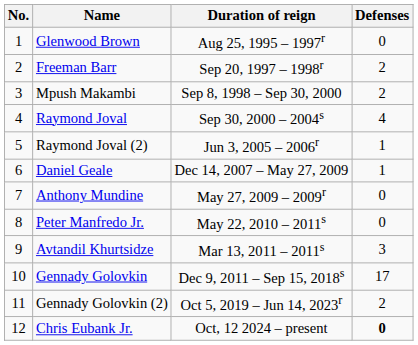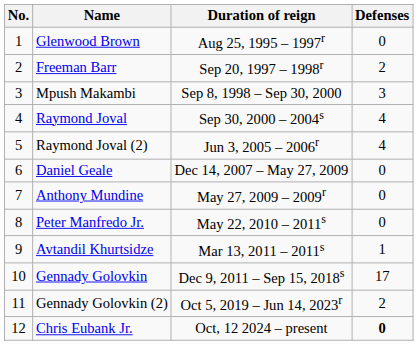(382, 93) 2 -> (382, 93) 3
(382, 145) 1 -> (382, 145) 4
(382, 170) 1 -> (382, 170) 0
(382, 249) 3 -> (382, 249) 1
